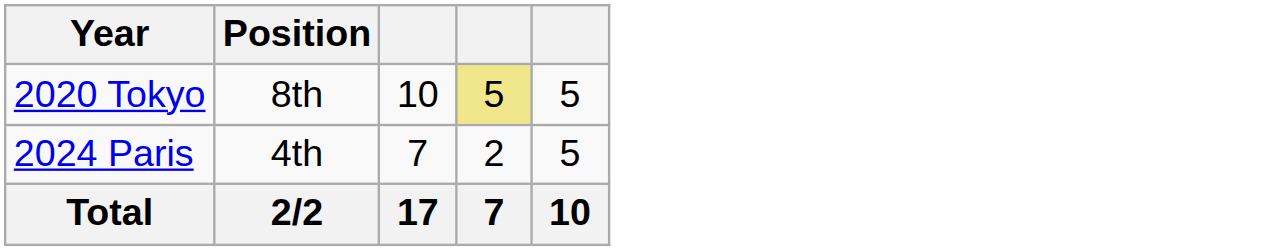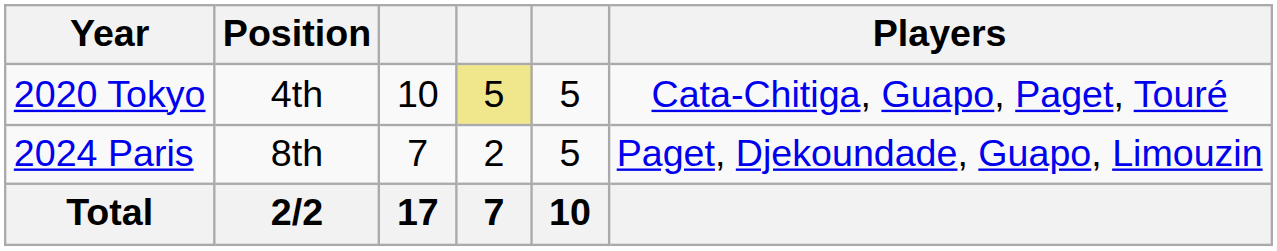+ column: (940, 34)
(297, 93) 8th -> (297, 93) 4th
(297, 153) 4th -> (297, 153) 8th
